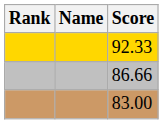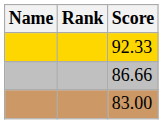columns swapped: (30, 18) <-> (81, 18)
